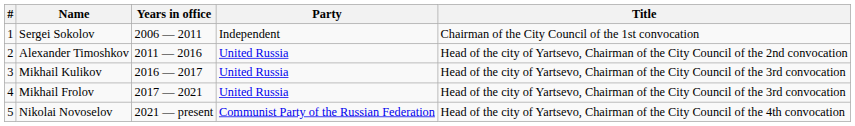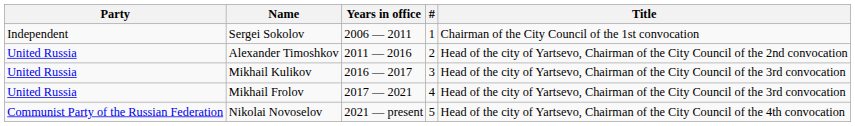columns swapped: (10, 14) <-> (327, 14)
